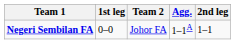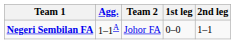columns swapped: (182, 12) <-> (111, 12)
